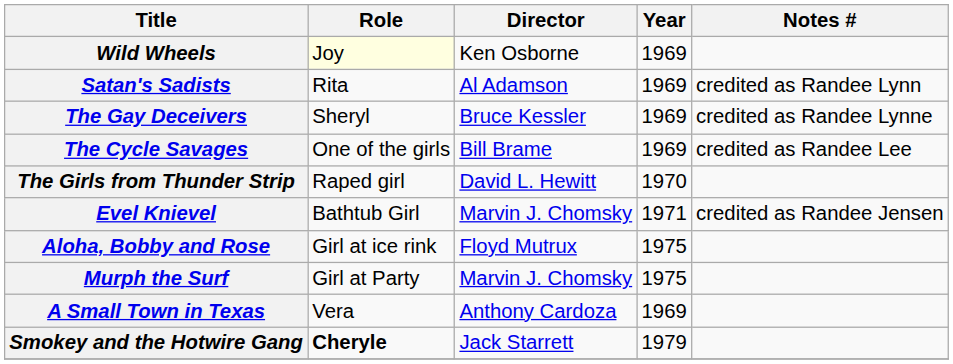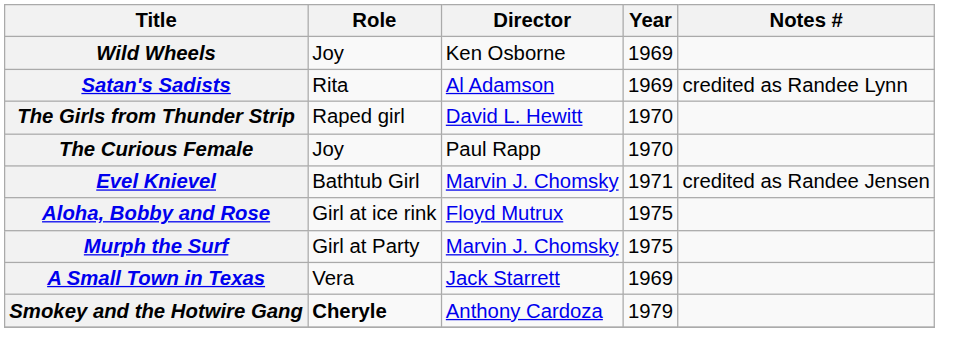(328, 52) lightyellow background -> (328, 52) no background
- row: (156, 117)
- row: (156, 149)
+ row: (156, 149)
(538, 310) Anthony Cardoza -> (503, 278) Jack Starrett
(516, 342) Jack Starrett -> (524, 310) Anthony Cardoza
